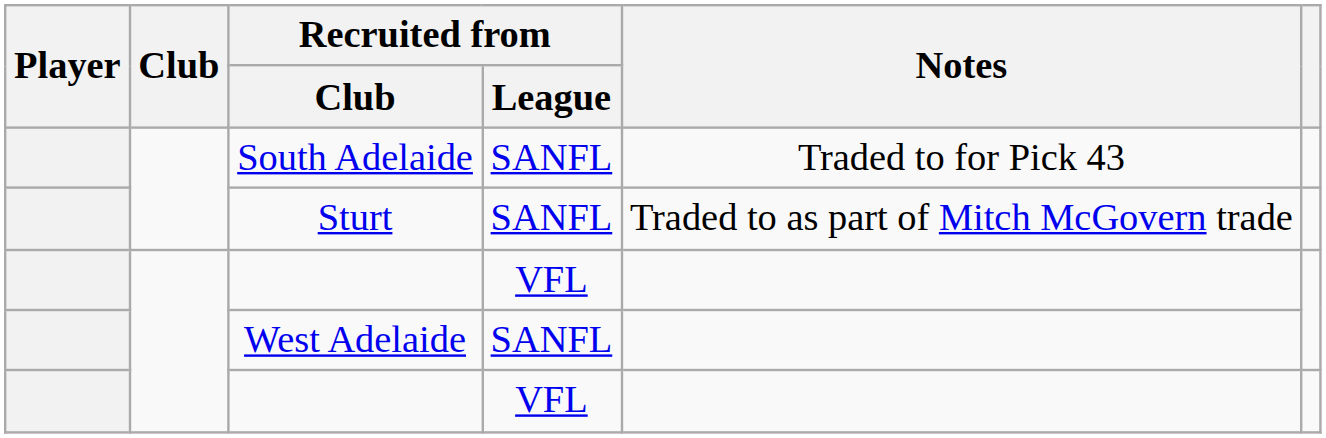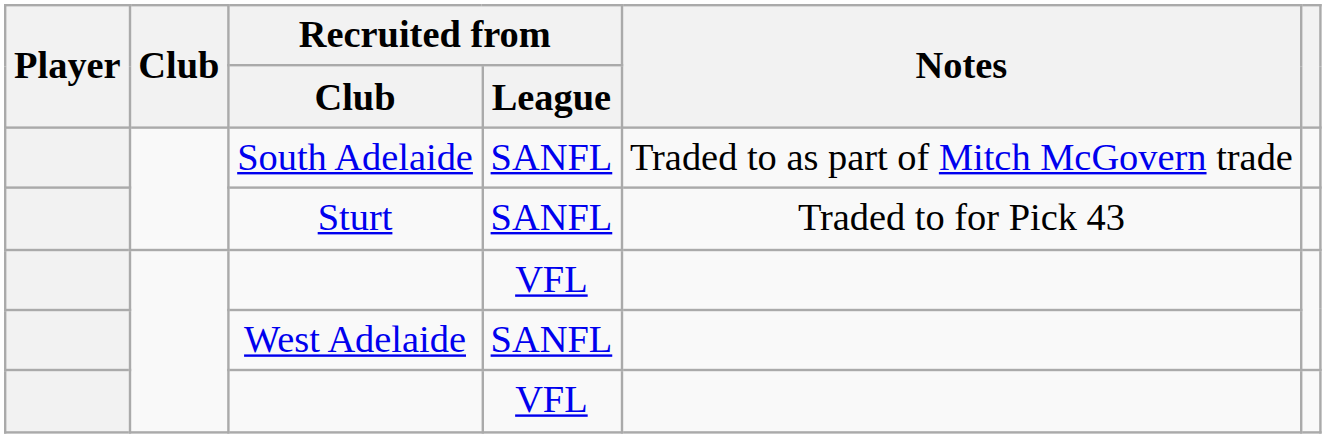(961, 156) Traded to for Pick 43 -> (961, 156) Traded to as part of Mitch McGovern trade
(961, 217) Traded to as part of Mitch McGovern trade -> (961, 217) Traded to for Pick 43
